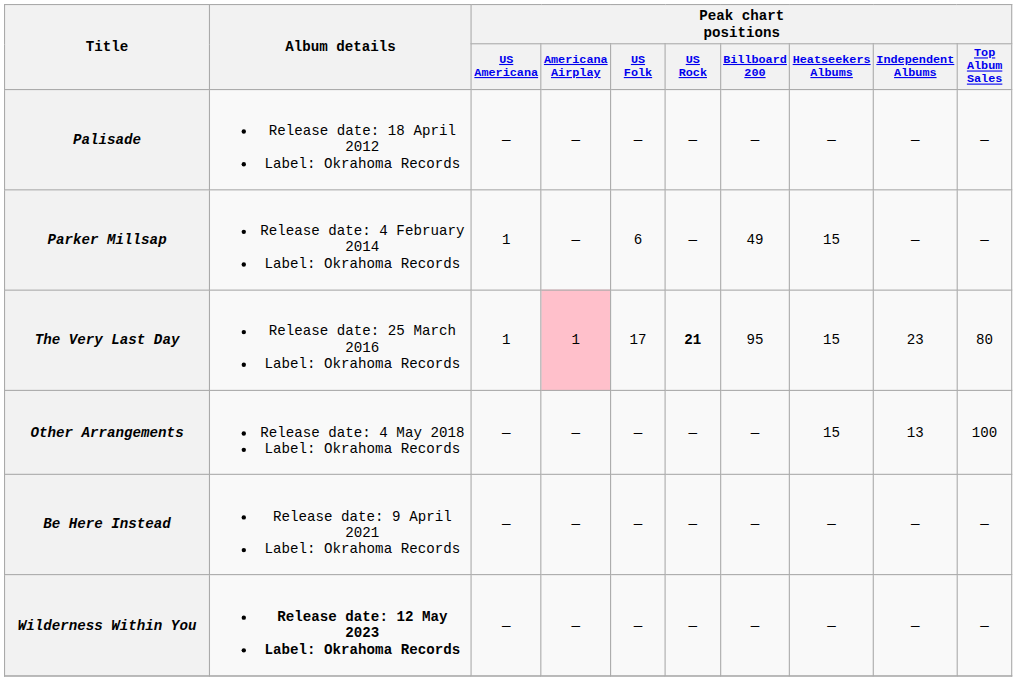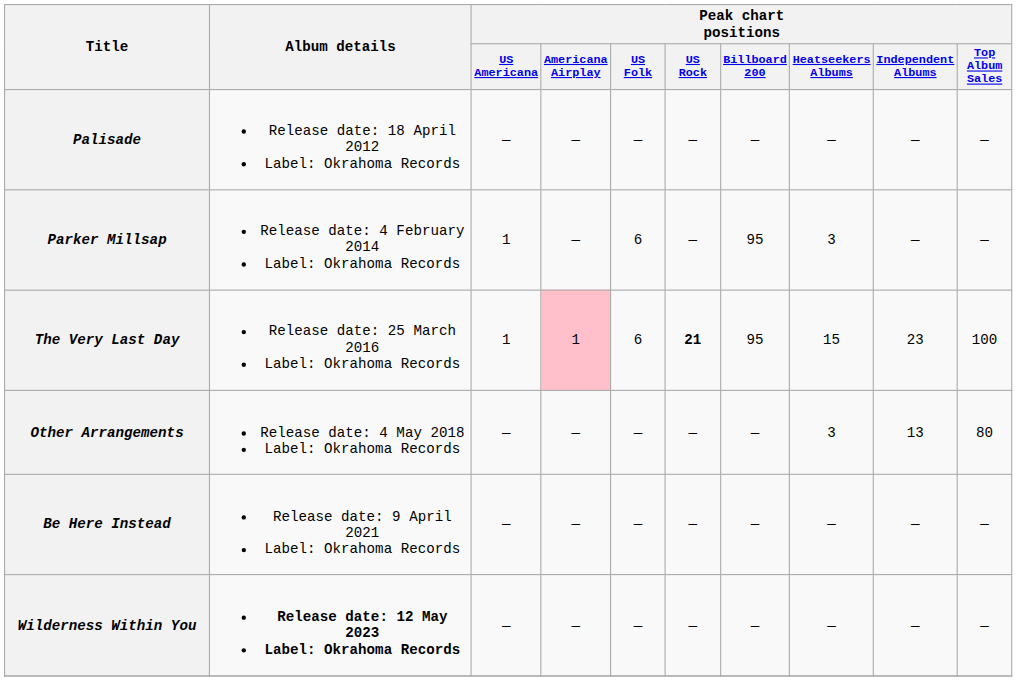(755, 240) 49 -> (755, 240) 95
(832, 240) 15 -> (832, 240) 3
(638, 340) 17 -> (638, 340) 6
(985, 340) 80 -> (985, 340) 100
(832, 433) 15 -> (832, 433) 3
(985, 433) 100 -> (985, 433) 80
